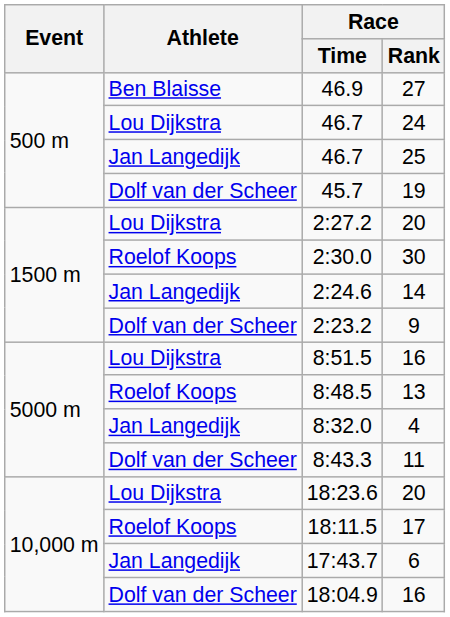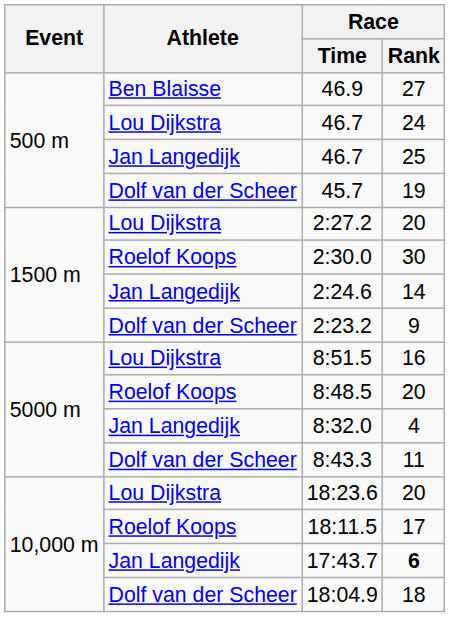(414, 392) 13 -> (414, 392) 20
(414, 561) normal -> (414, 561) bold
(414, 594) 16 -> (414, 594) 18
